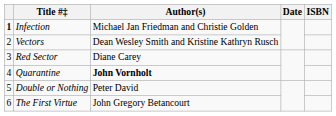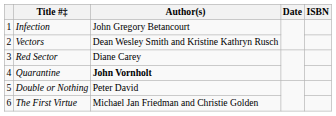(9, 27) bold -> (9, 27) normal
(175, 27) Michael Jan Friedman and Christie Golden -> (141, 27) John Gregory Betancourt
(141, 103) John Gregory Betancourt -> (175, 103) Michael Jan Friedman and Christie Golden
